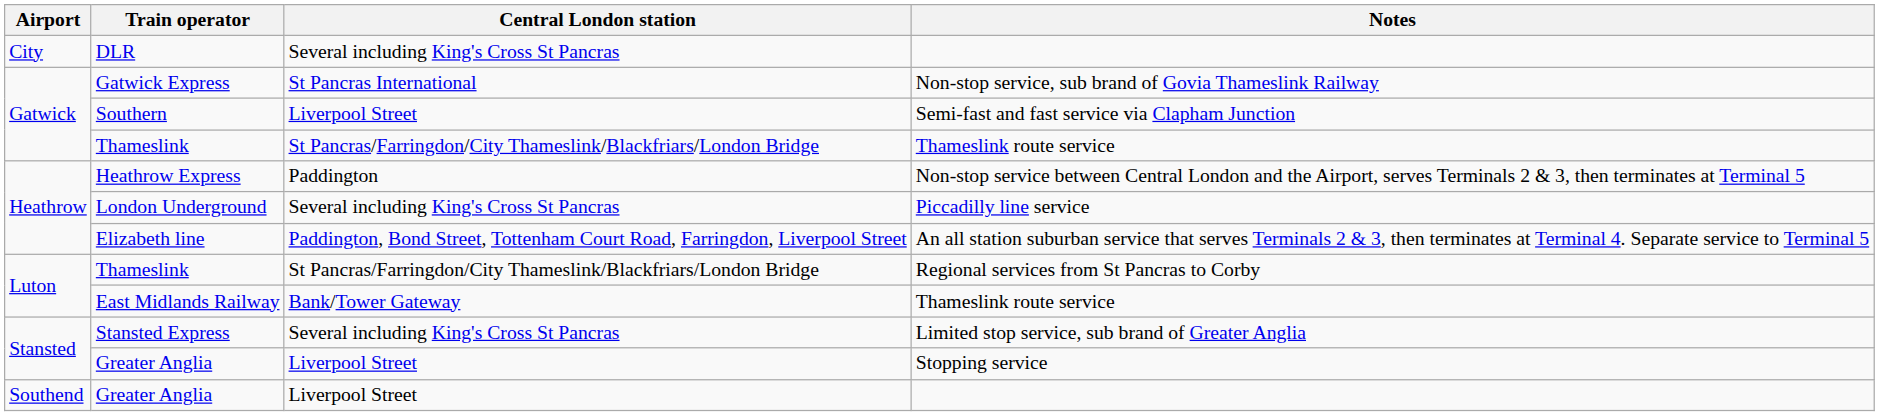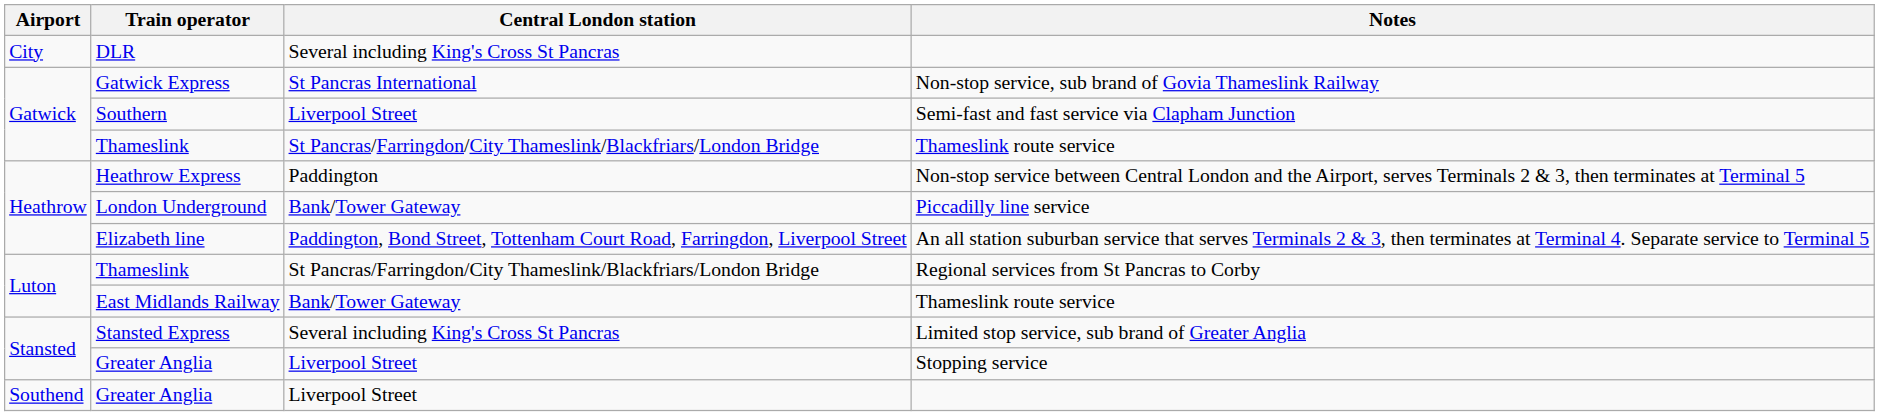(454, 207) Several including King's Cross St Pancras -> (374, 207) Bank/Tower Gateway
